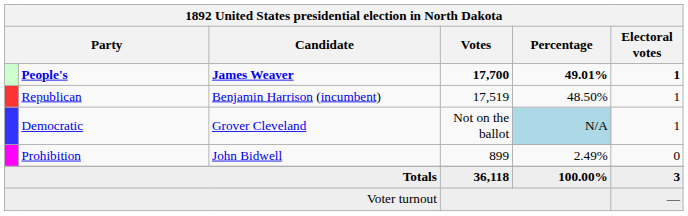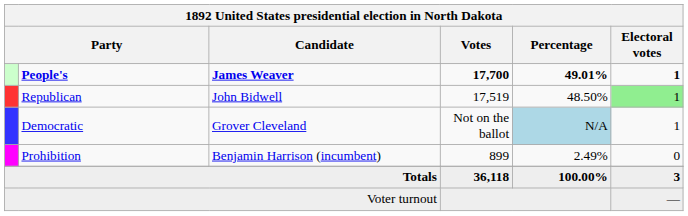(296, 96) Benjamin Harrison (incumbent) -> (247, 96) John Bidwell
(677, 96) no background -> (677, 96) lightgreen background
(247, 155) John Bidwell -> (296, 155) Benjamin Harrison (incumbent)
